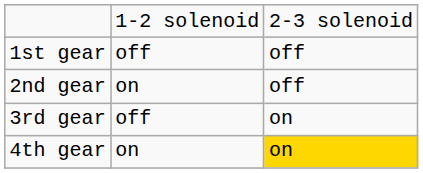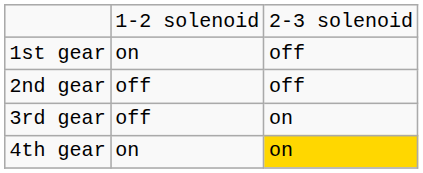(133, 54) off -> (127, 54) on
(127, 86) on -> (133, 86) off
